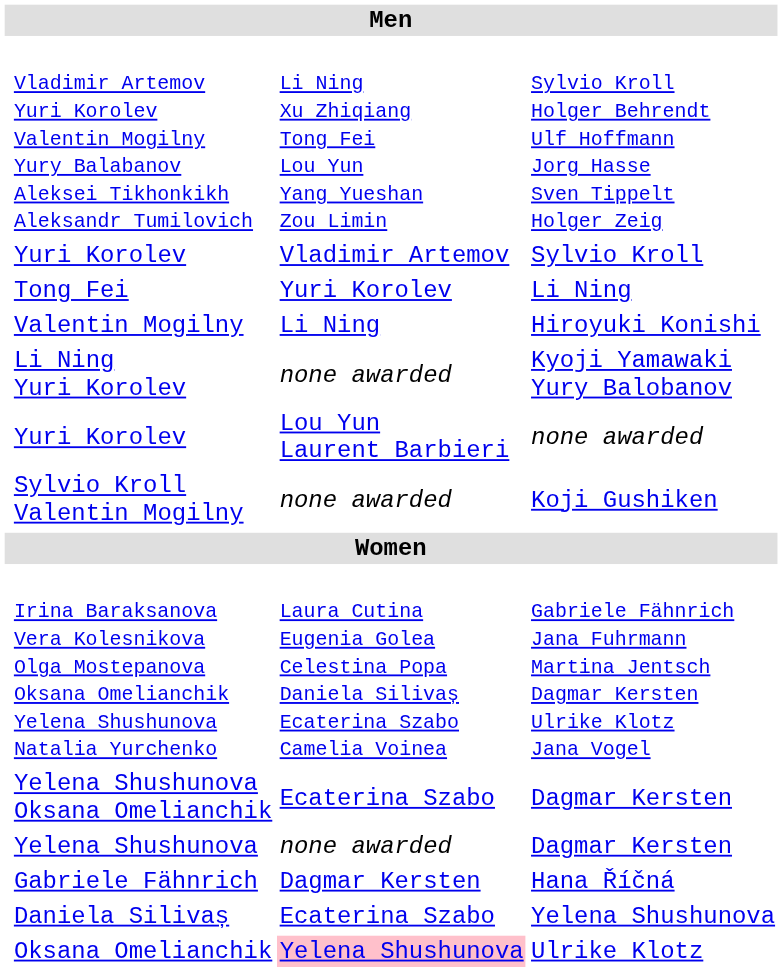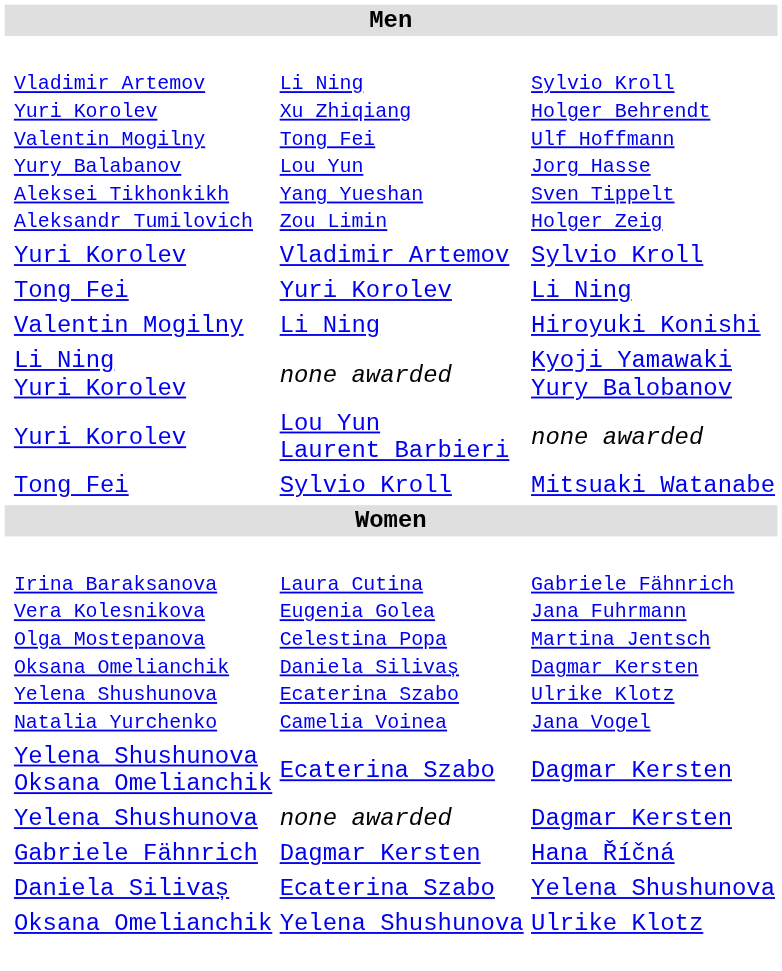- row: (129, 500)
+ row: (71, 486)
(402, 951) pink background -> (402, 924) no background
